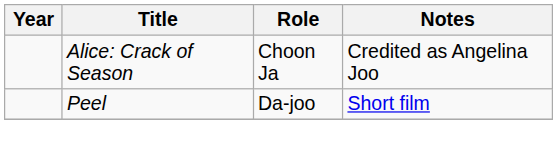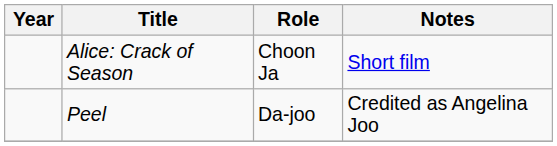(438, 61) Credited as Angelina Joo -> (389, 61) Short film
(389, 103) Short film -> (438, 114) Credited as Angelina Joo
